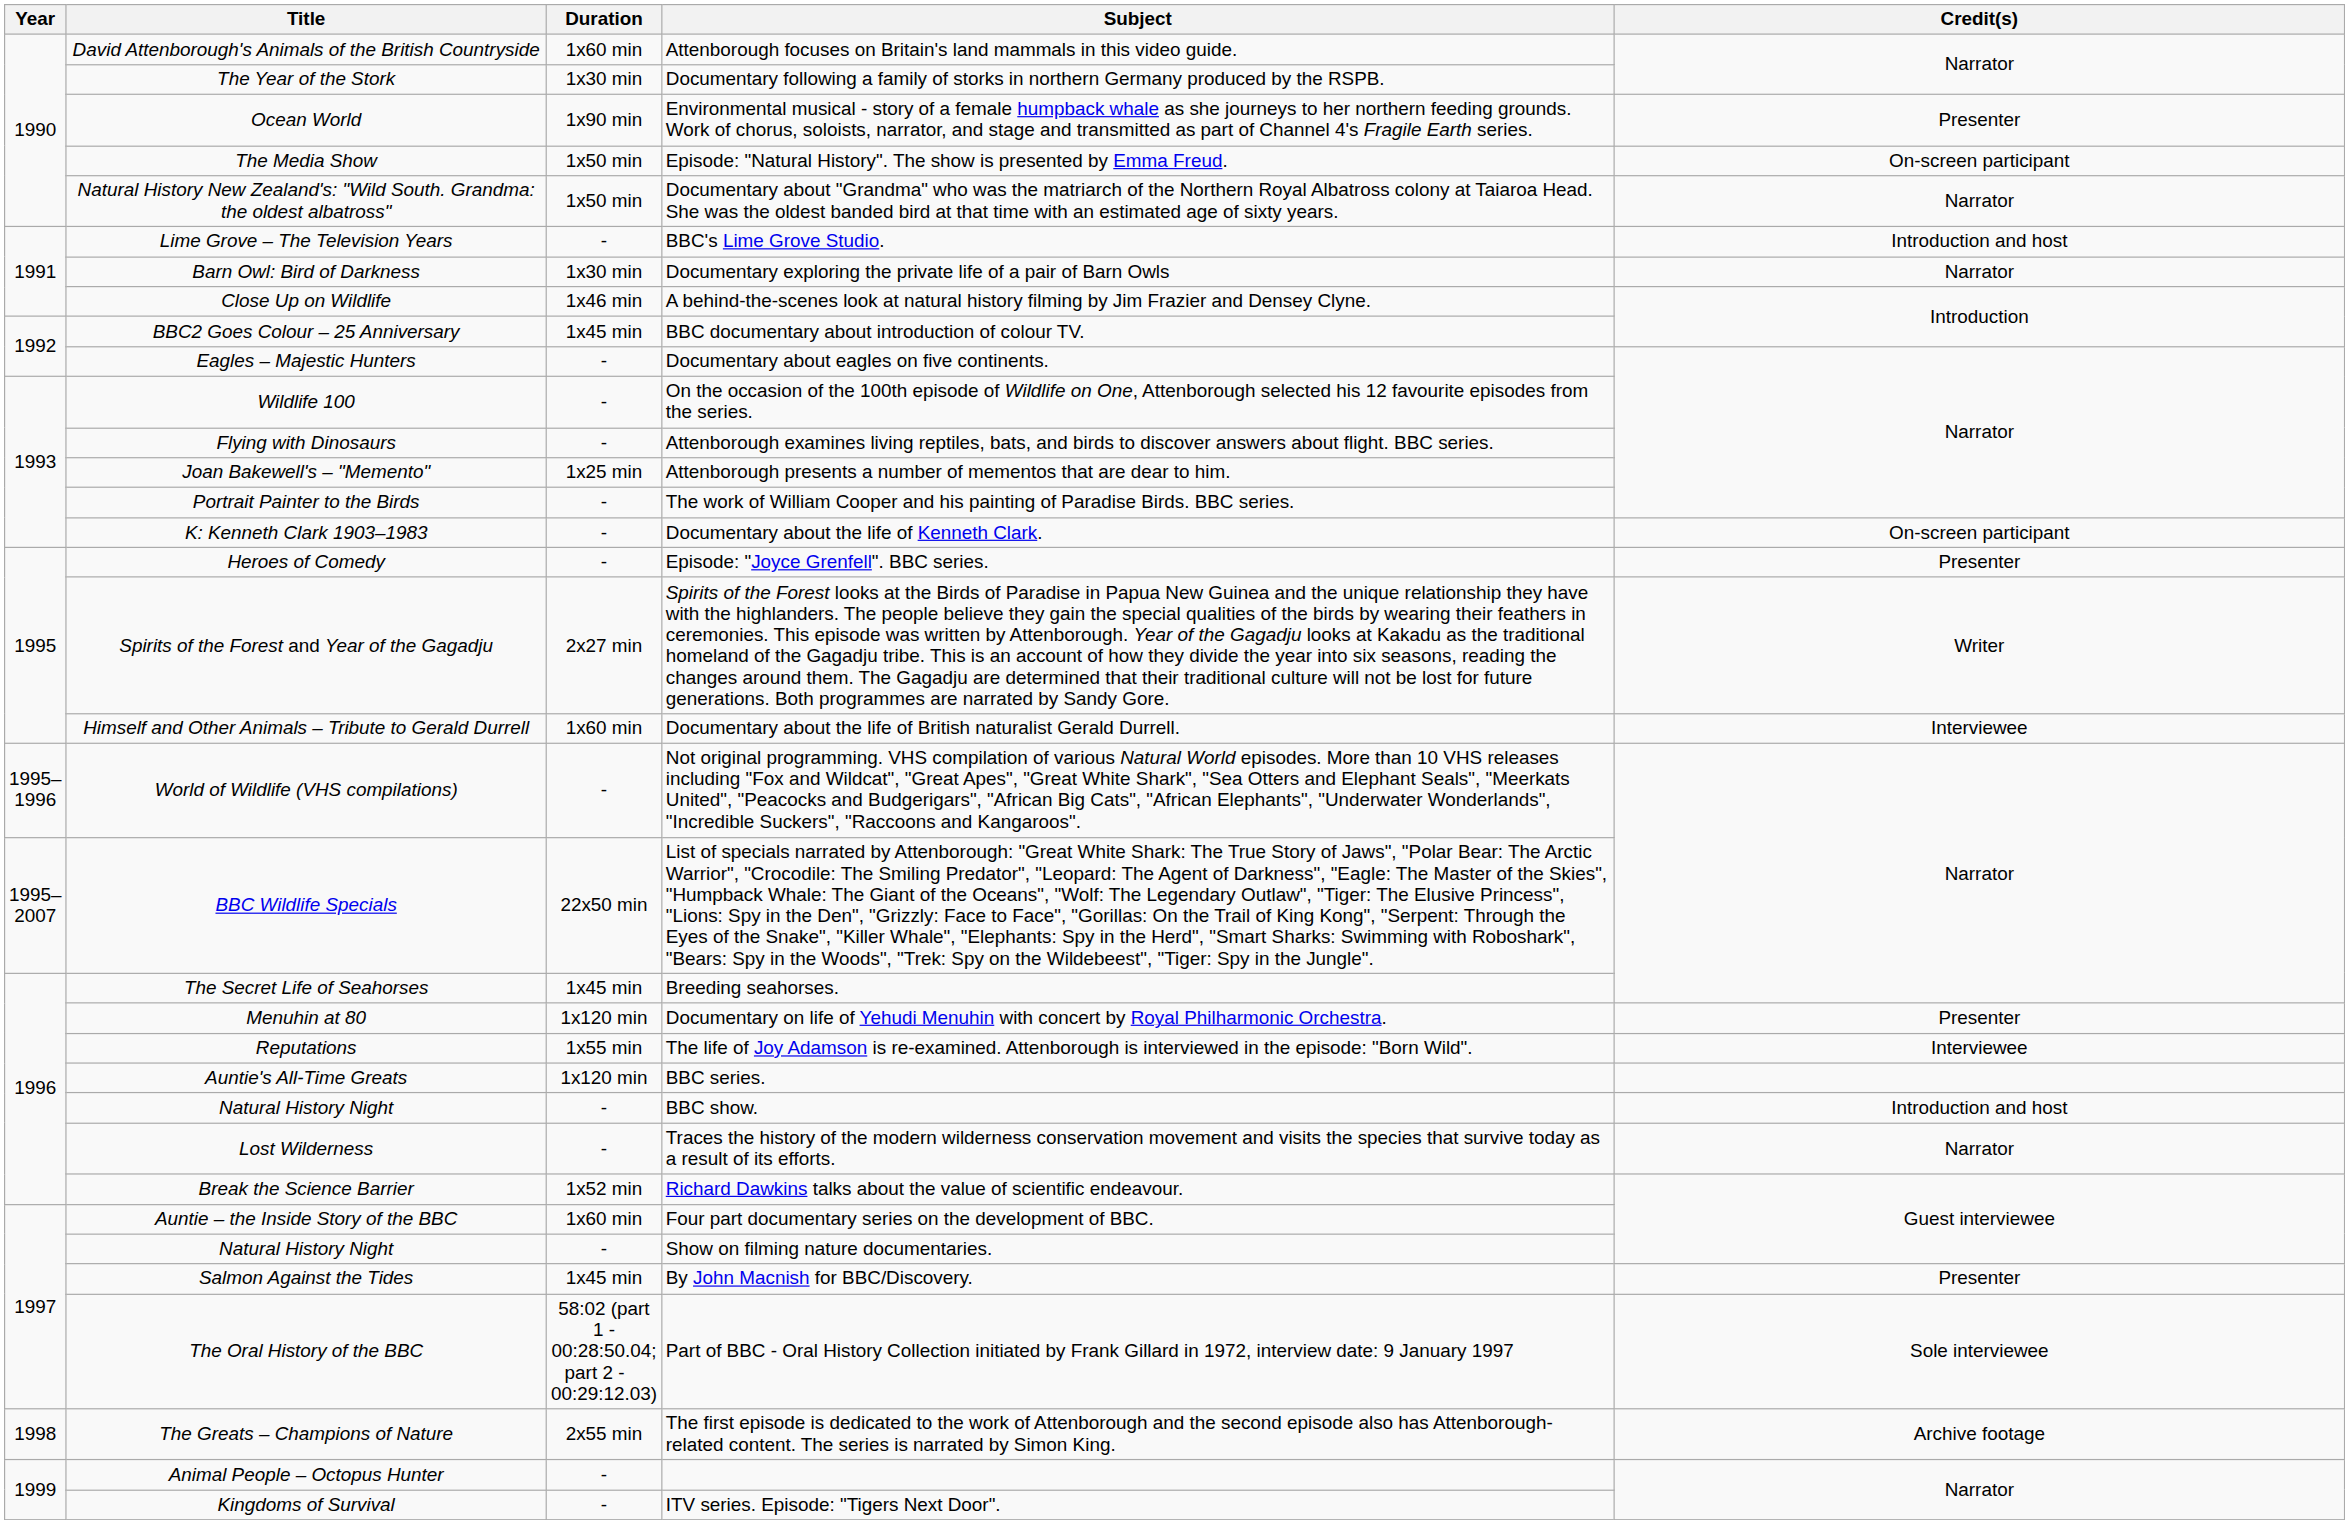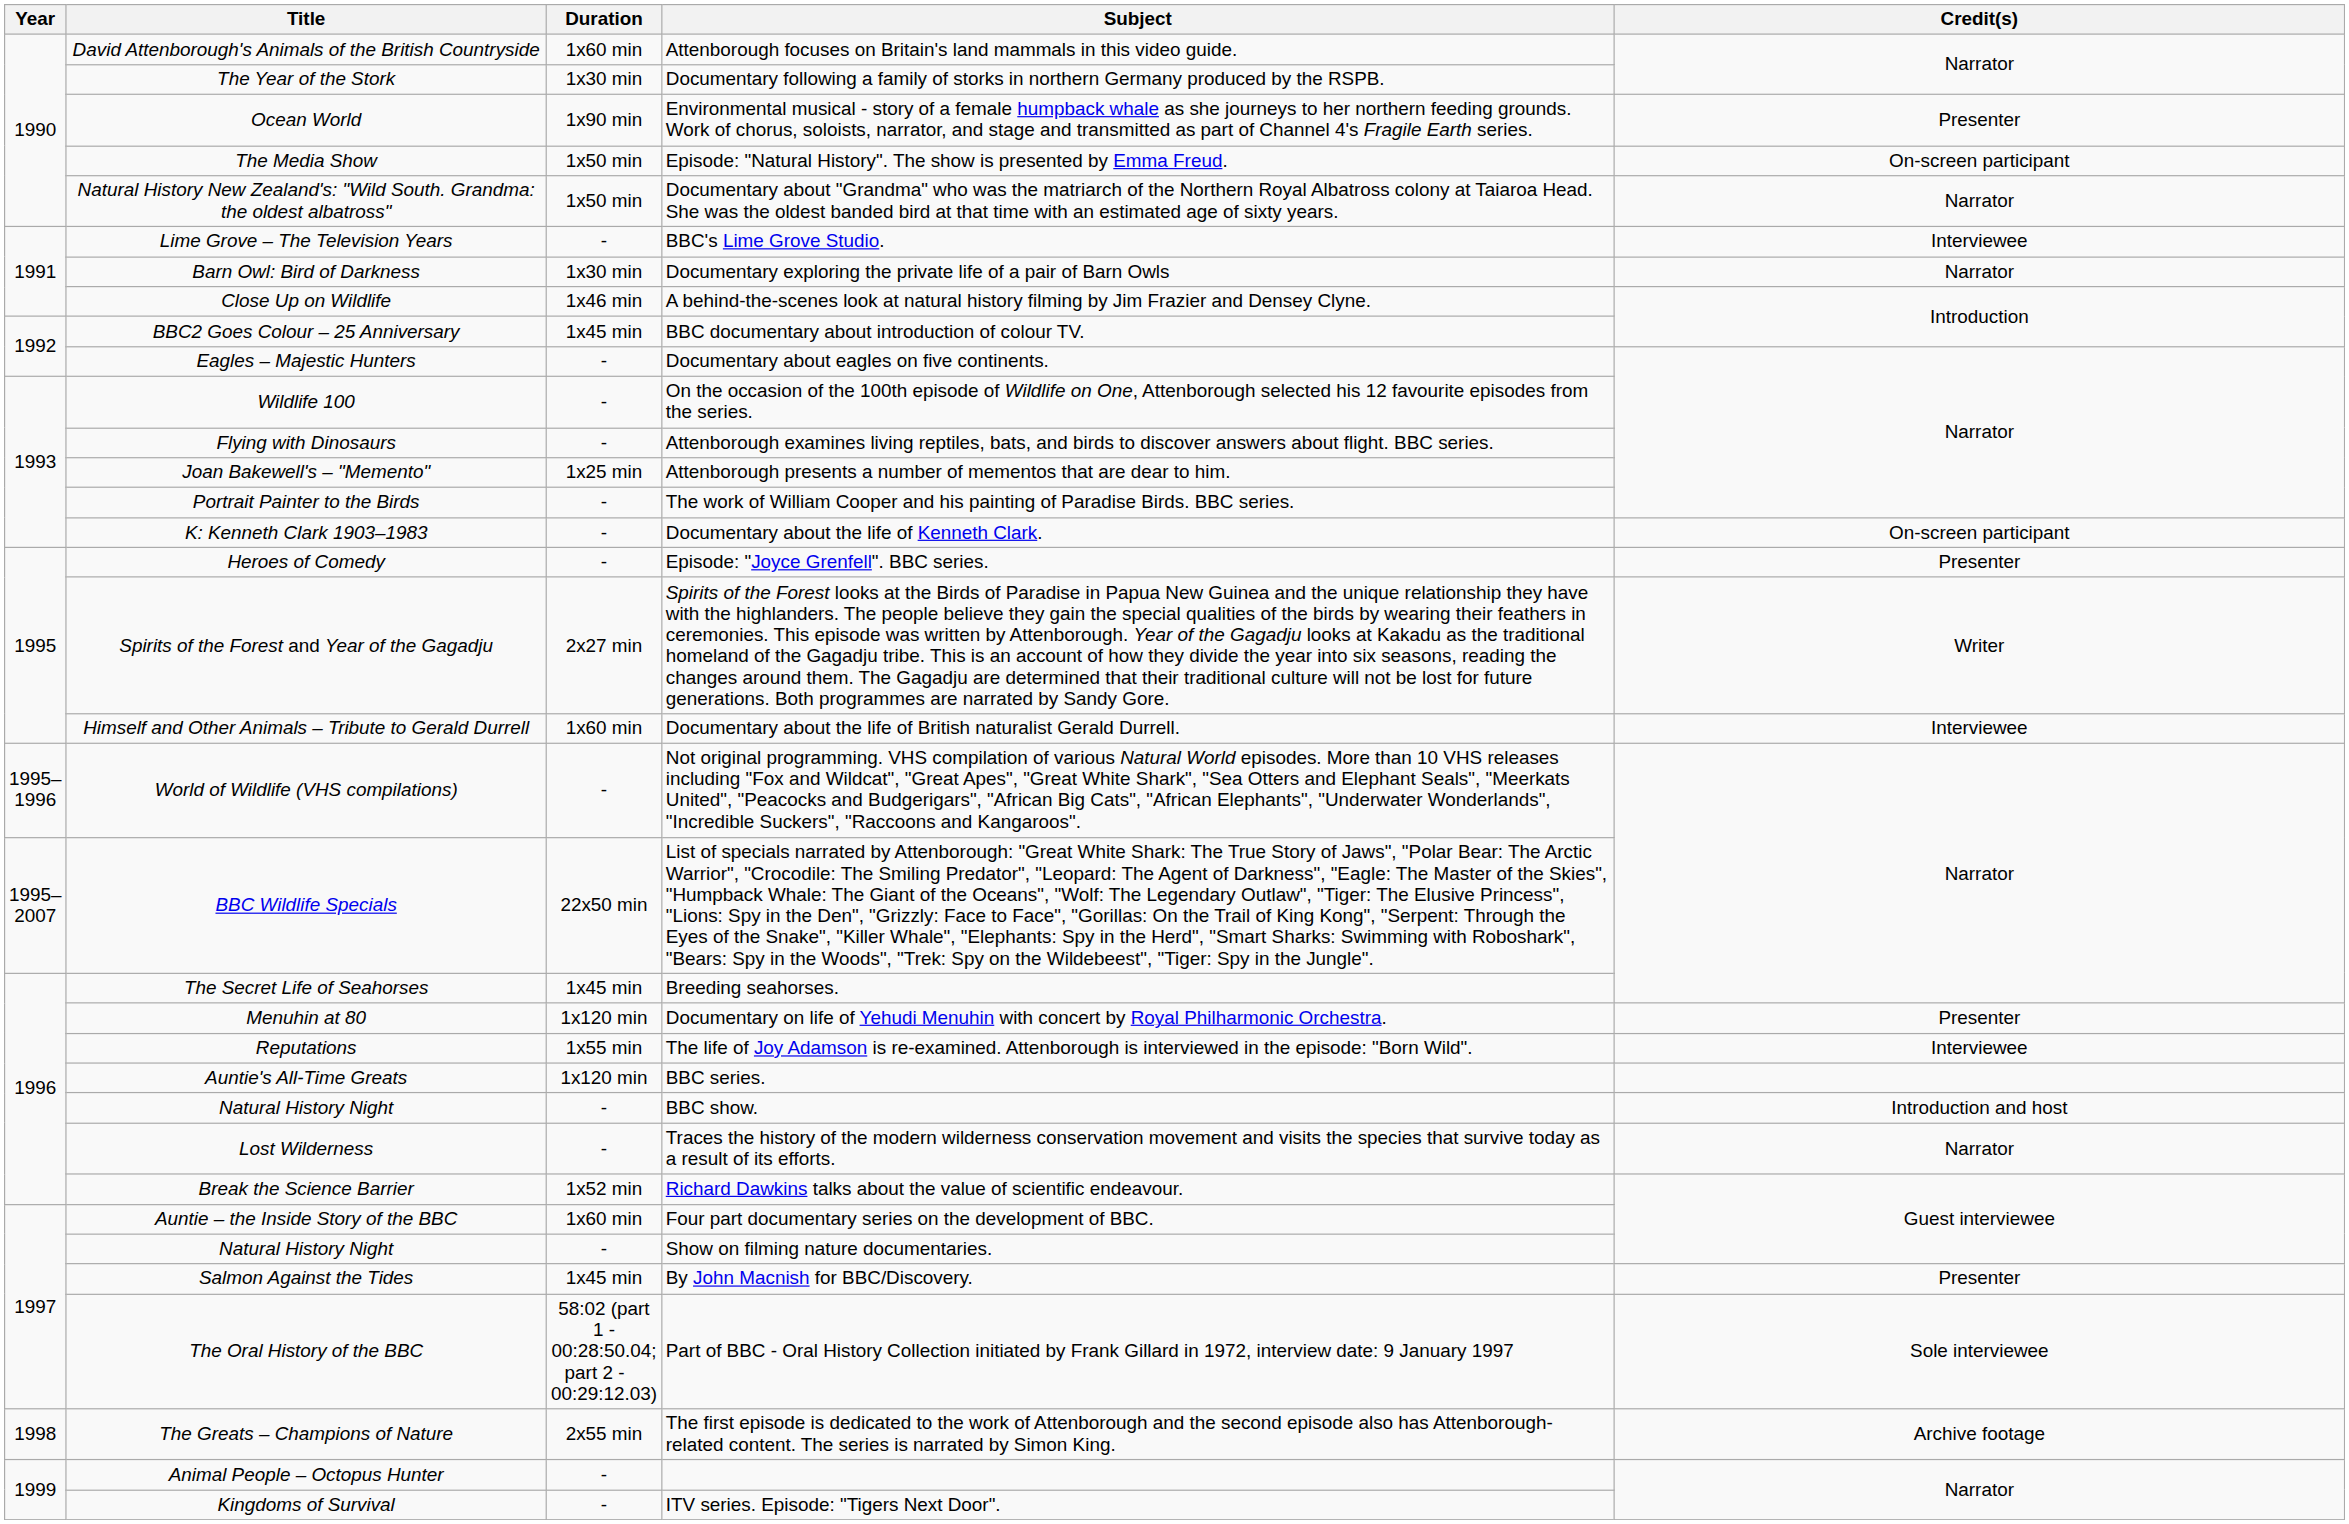(1979, 241) Introduction and host -> (1979, 241) Interviewee
